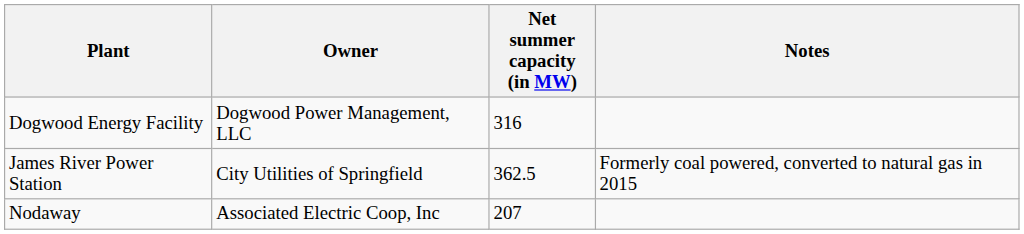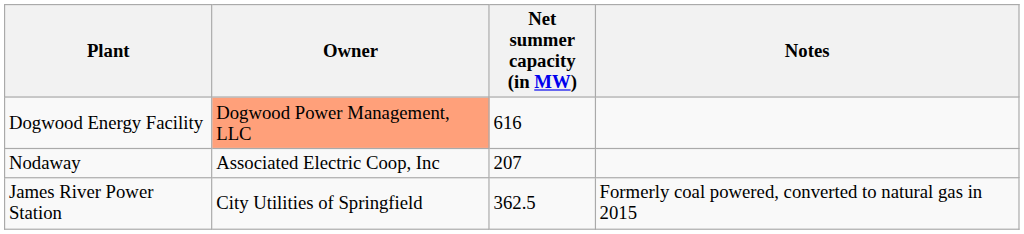(333, 122) no background -> (333, 122) lightsalmon background
(508, 122) 316 -> (508, 122) 616
rows swapped: (81, 173) <-> (45, 213)
